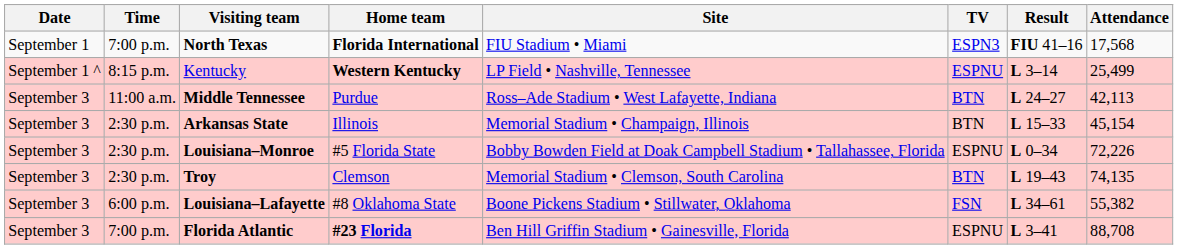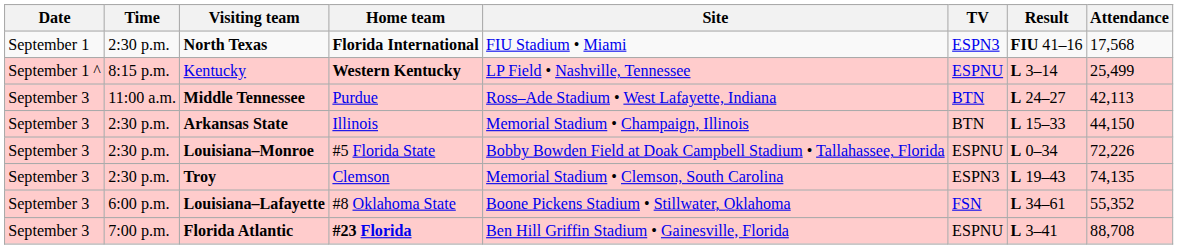(139, 44) 7:00 p.m. -> (139, 44) 2:30 p.m.
(1112, 124) 45,154 -> (1112, 124) 44,150
(968, 177) BTN -> (976, 177) ESPN3
(1112, 203) 55,382 -> (1112, 203) 55,352
